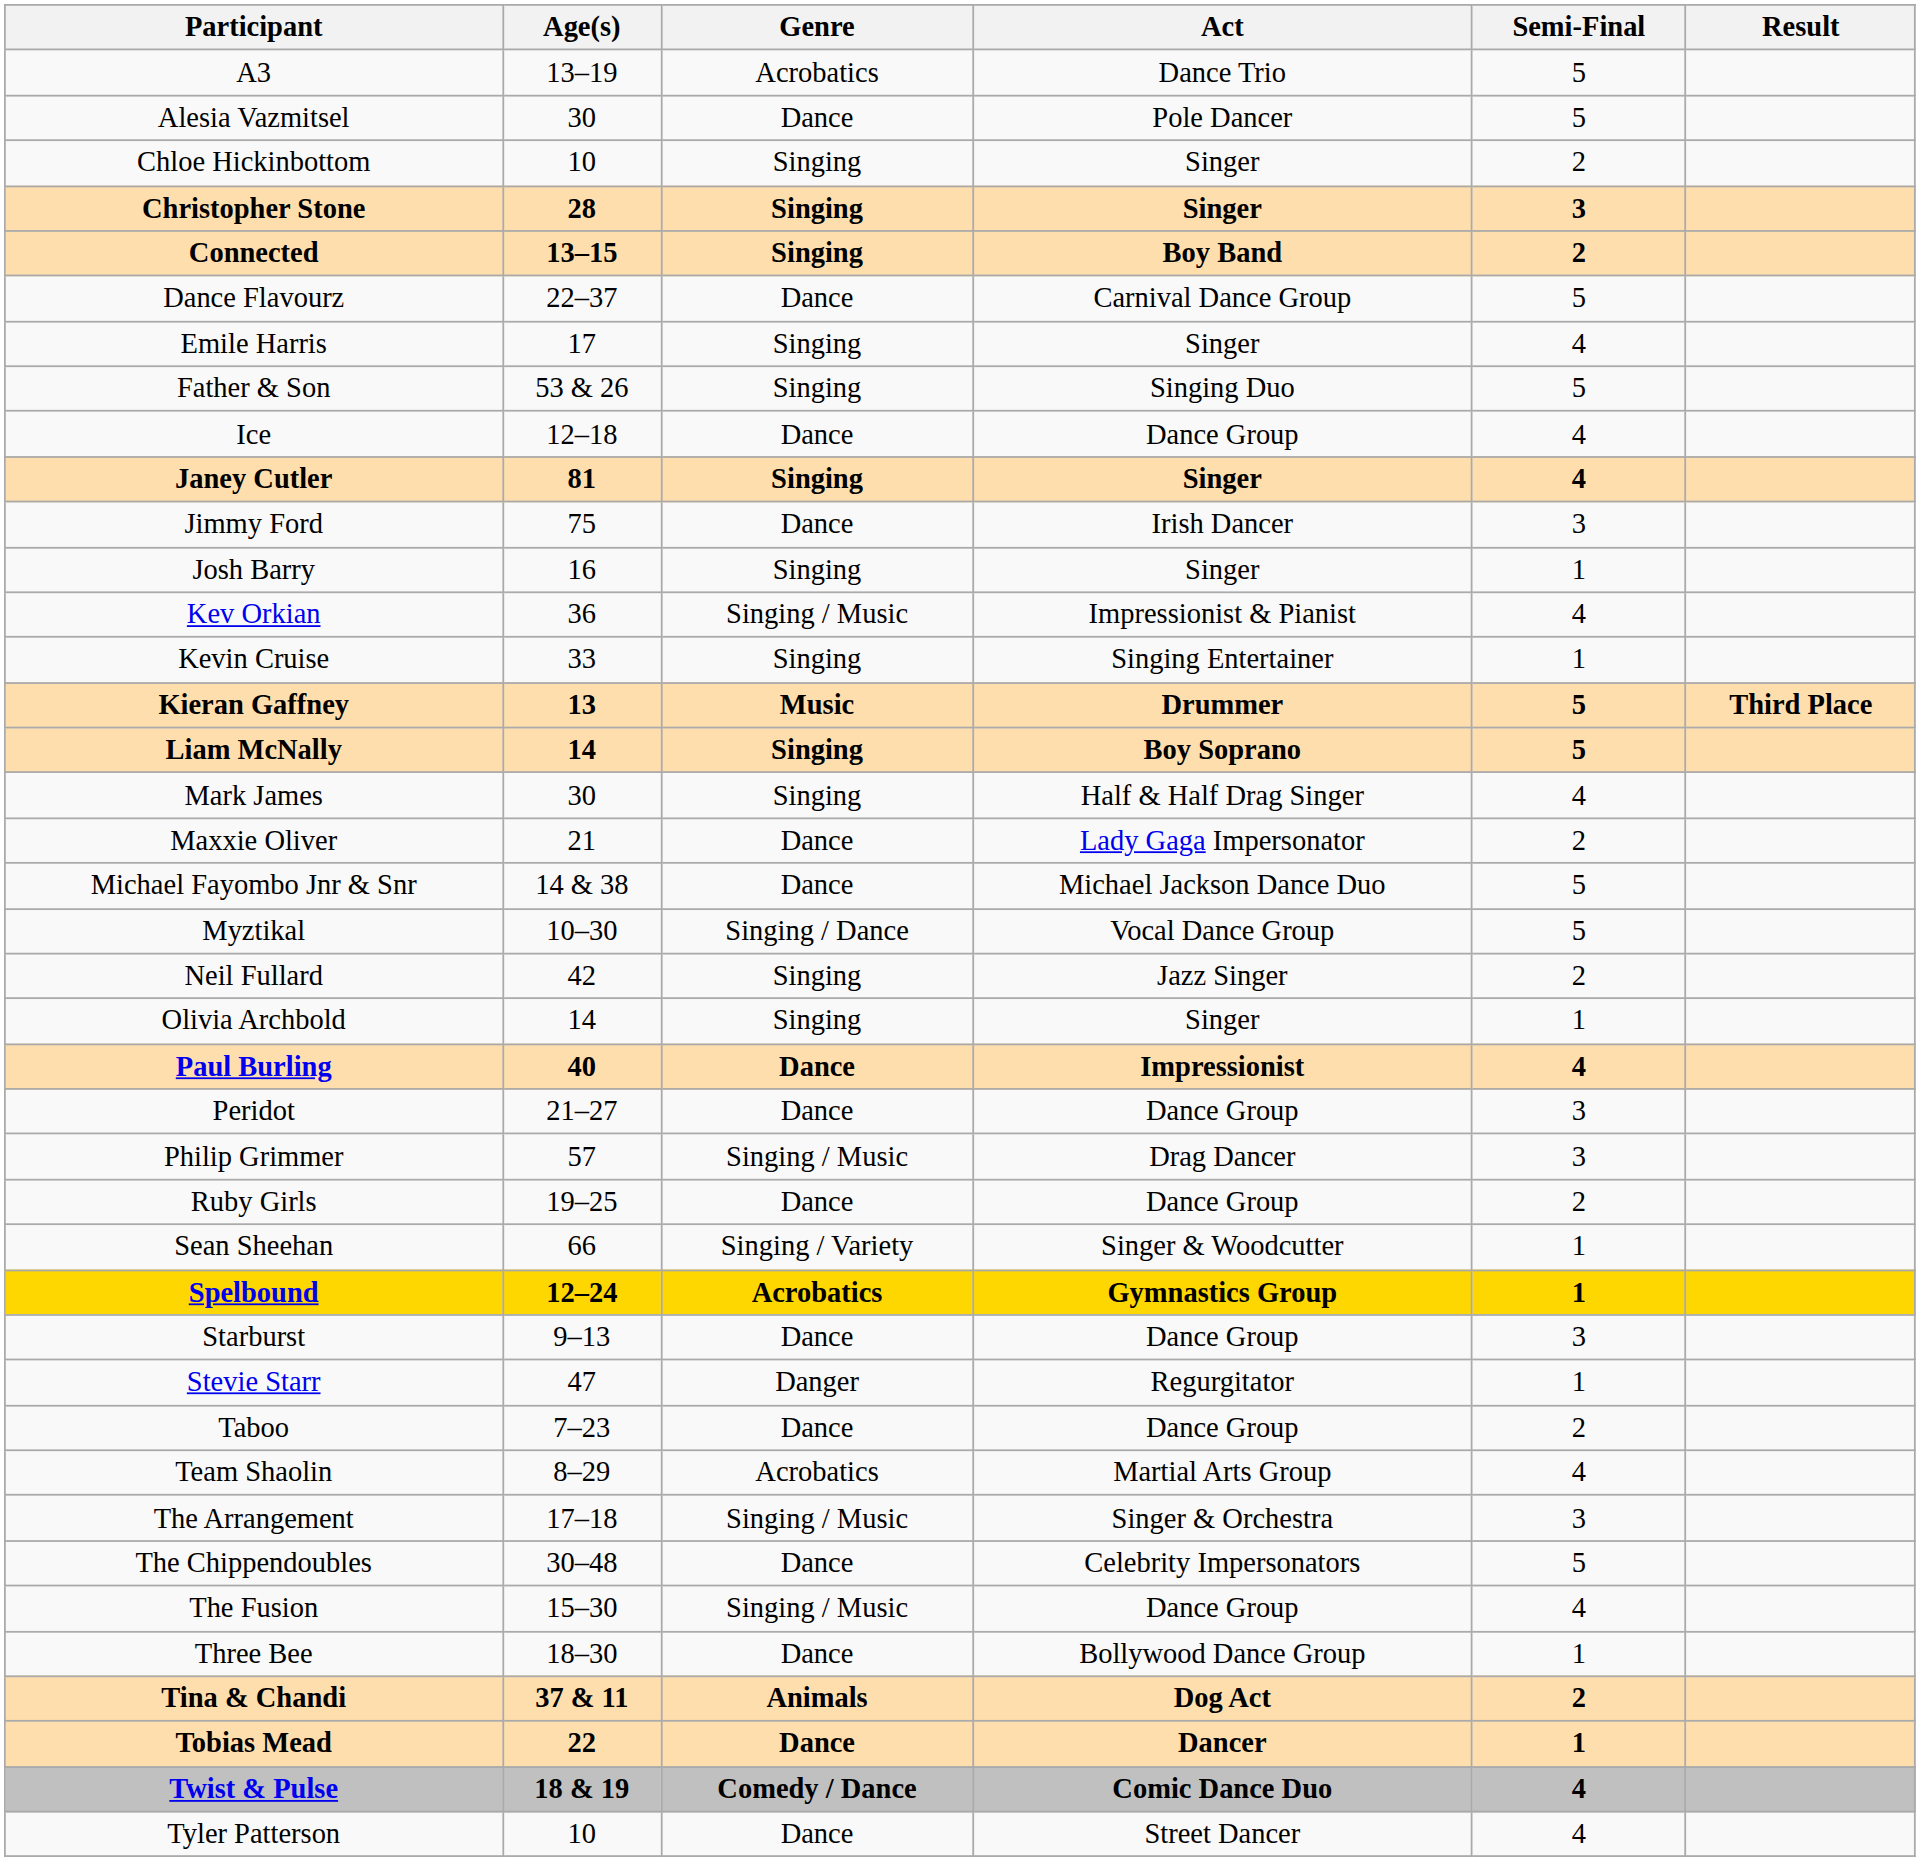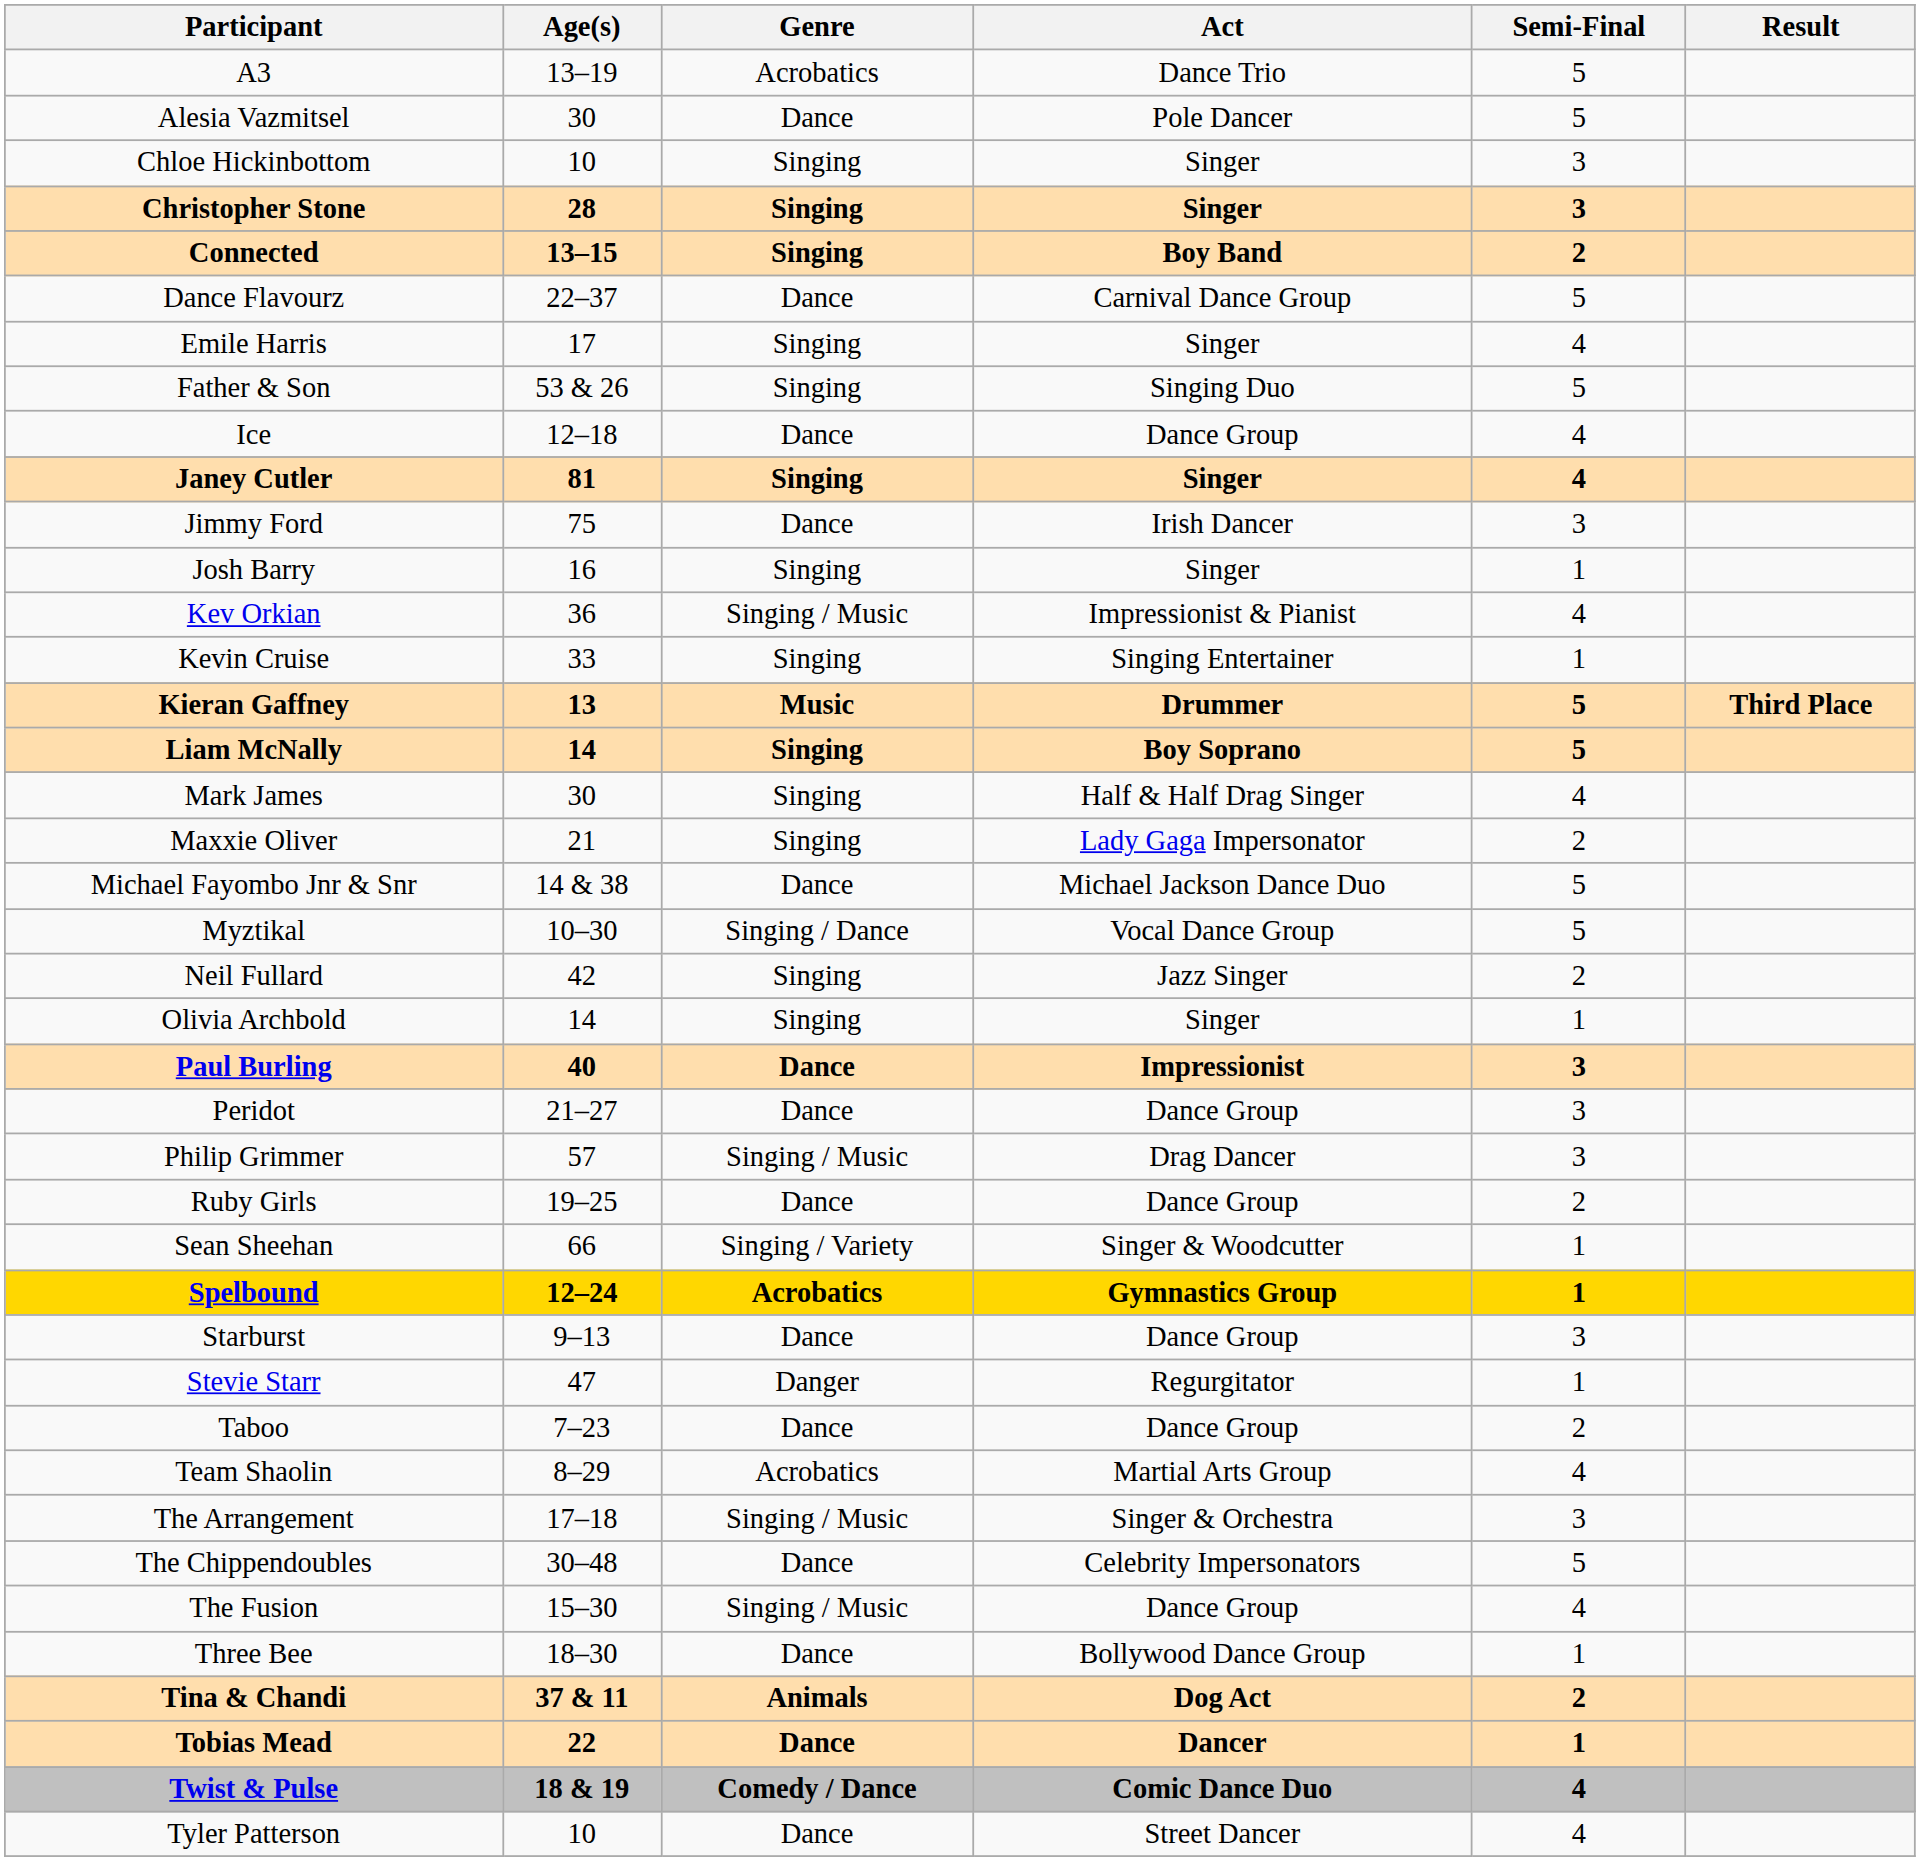(1579, 162) 2 -> (1579, 162) 3
(817, 840) Dance -> (817, 840) Singing
(1579, 1065) 4 -> (1579, 1065) 3
